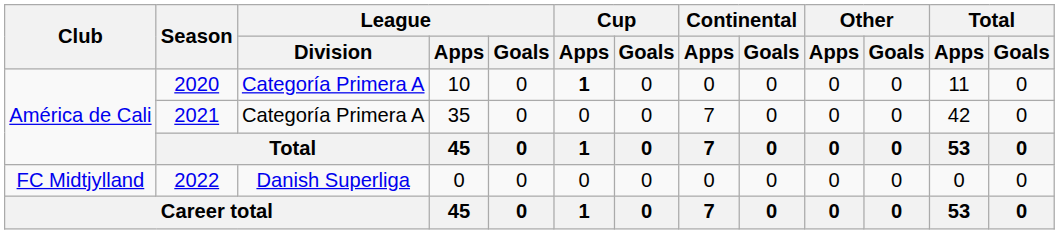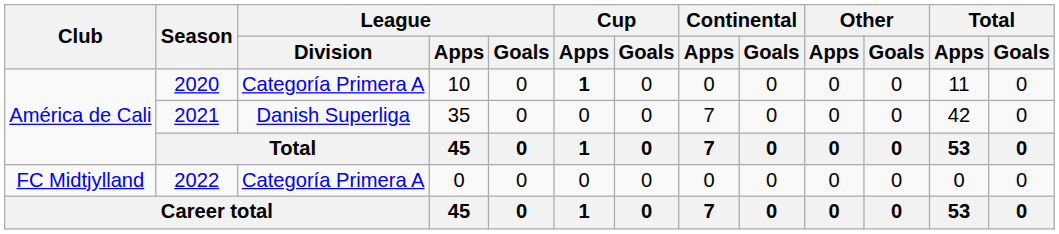(333, 116) Categoría Primera A -> (333, 116) Danish Superliga
(333, 180) Danish Superliga -> (333, 180) Categoría Primera A
